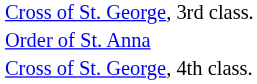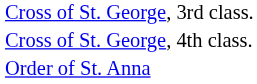rows swapped: (129, 68) <-> (78, 40)
